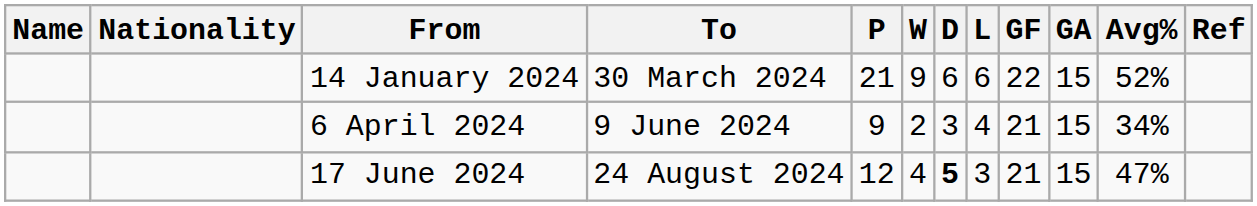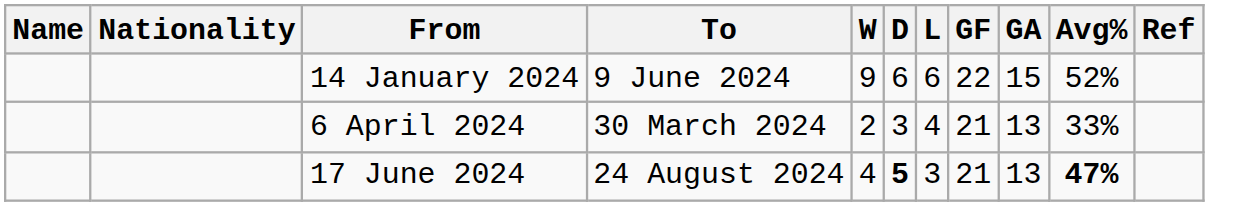- column: (877, 30)
(710, 78) 30 March 2024 -> (692, 78) 9 June 2024
(692, 127) 9 June 2024 -> (710, 127) 30 March 2024
(1074, 127) 15 -> (1023, 127) 13
(1142, 127) 34% -> (1092, 127) 33%
(1074, 176) 15 -> (1023, 176) 13
(1142, 176) normal -> (1092, 176) bold
